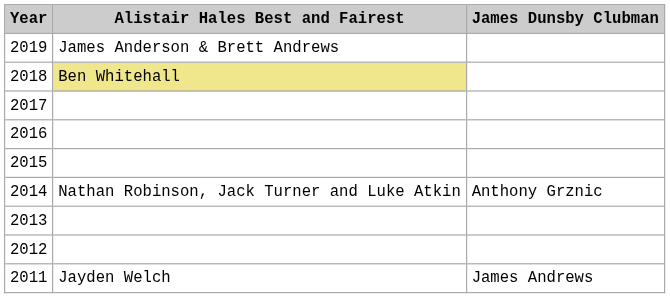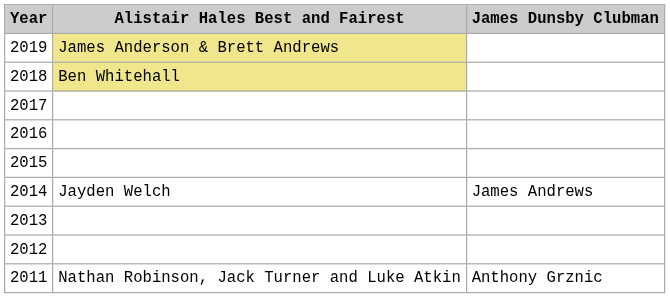(199, 48) no background -> (199, 48) khaki background
(260, 192) Nathan Robinson, Jack Turner and Luke Atkin -> (114, 192) Jayden Welch
(537, 192) Anthony Grznic -> (532, 192) James Andrews
(114, 278) Jayden Welch -> (260, 278) Nathan Robinson, Jack Turner and Luke Atkin
(532, 278) James Andrews -> (537, 278) Anthony Grznic
